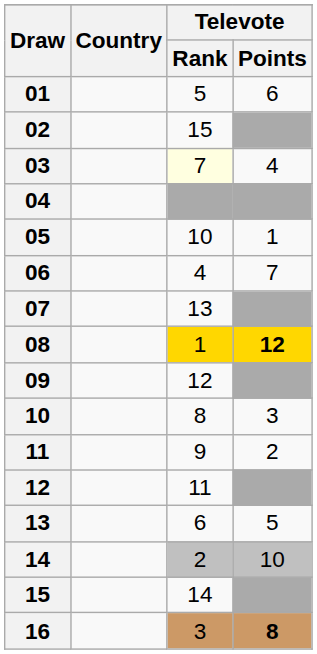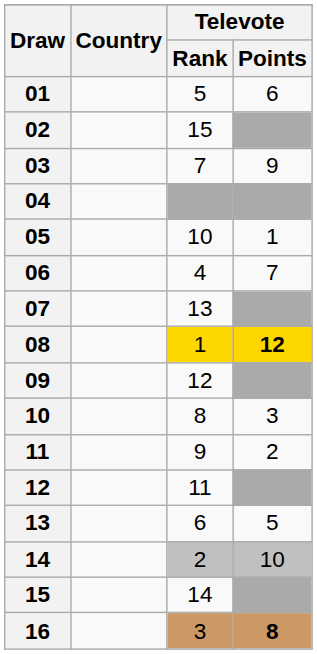(200, 165) lightyellow background -> (200, 165) no background
(272, 165) 4 -> (272, 165) 9
